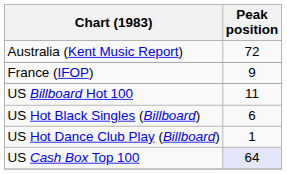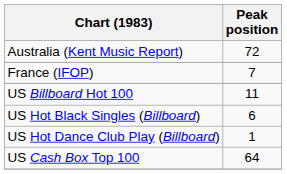(252, 72) 9 -> (252, 72) 7
(252, 158) lavender background -> (252, 158) no background
